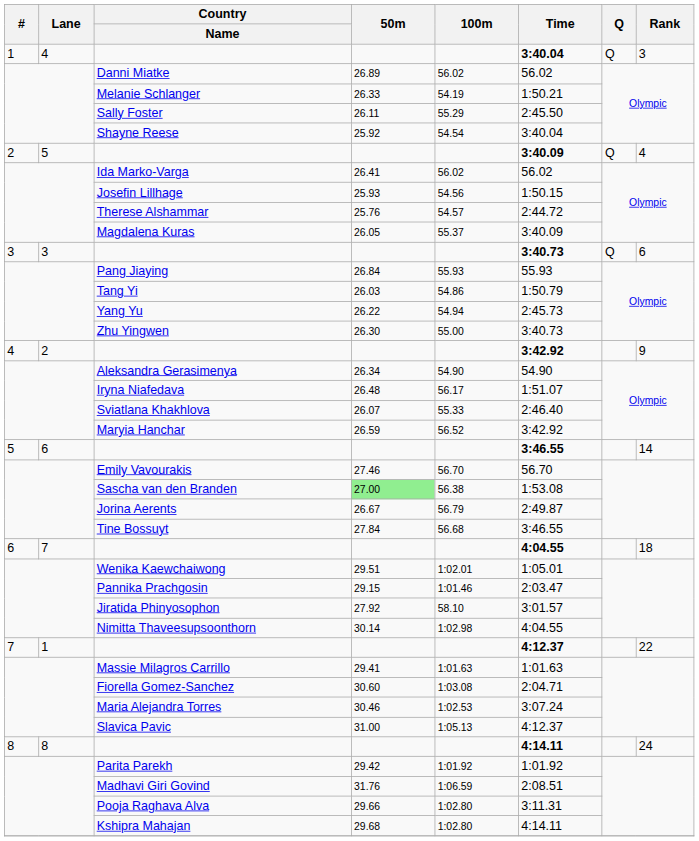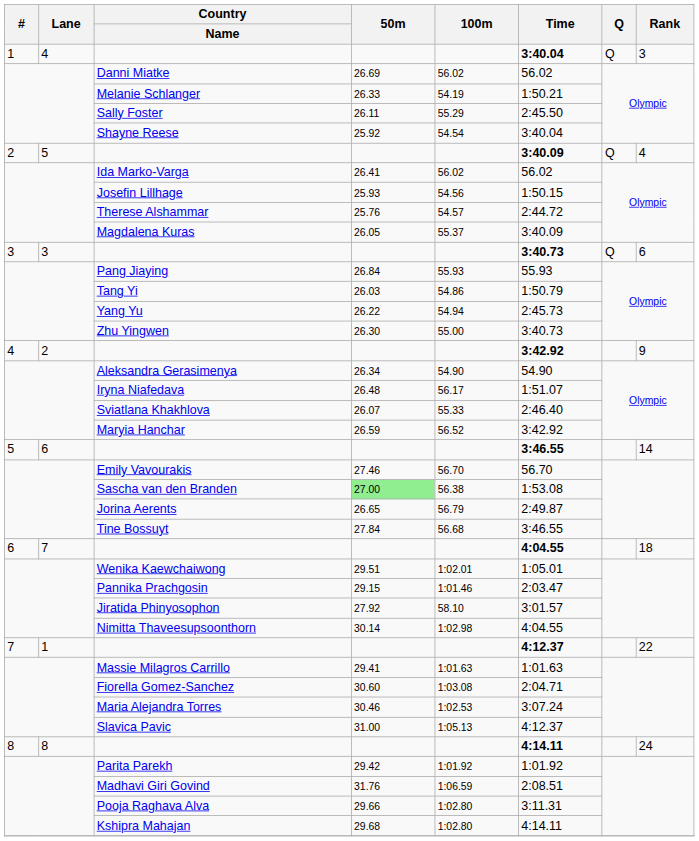(367, 74) 26.89 -> (367, 74) 26.69
(367, 509) 26.67 -> (367, 509) 26.65
